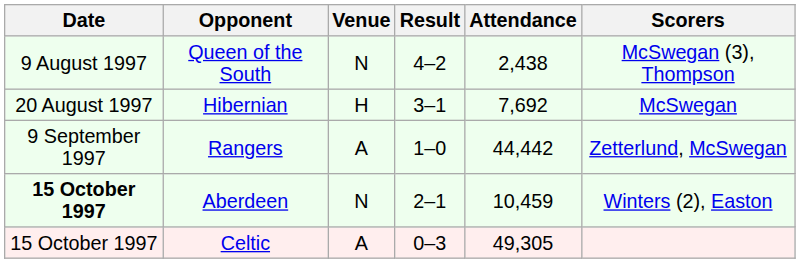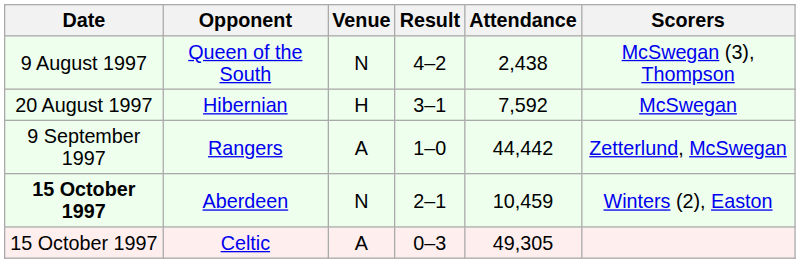(523, 105) 7,692 -> (523, 105) 7,592
